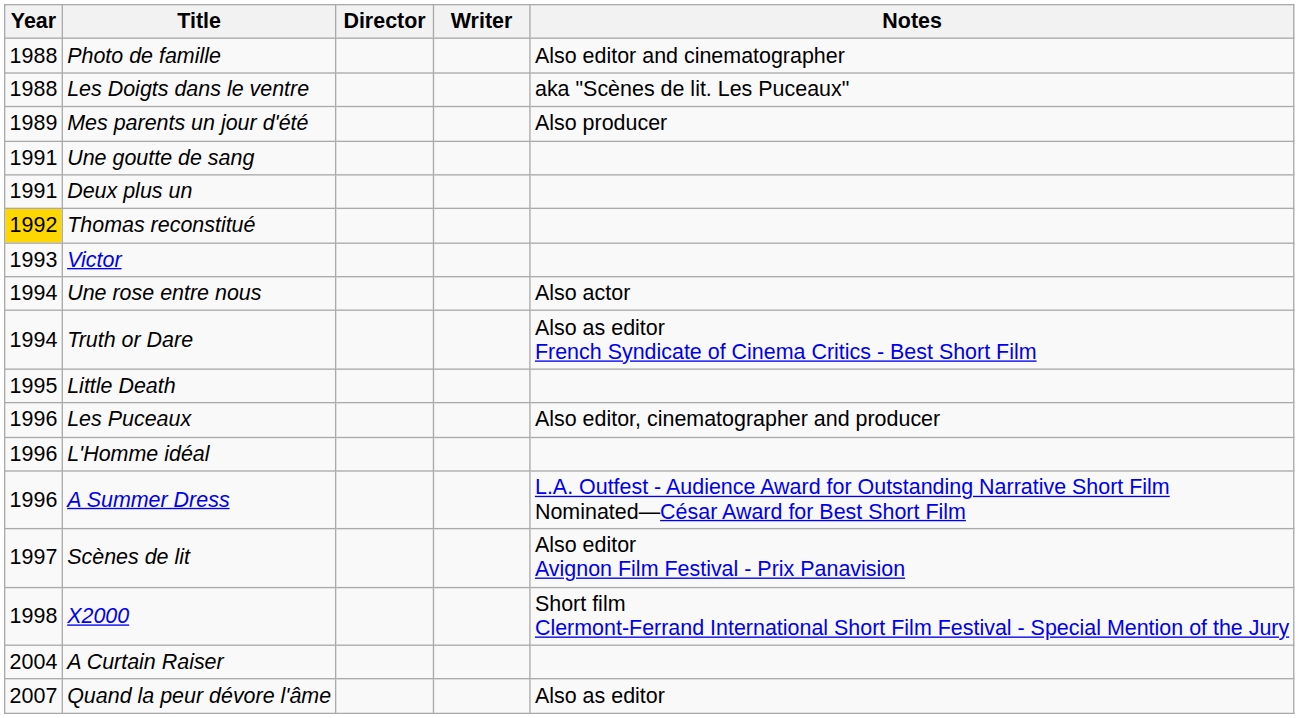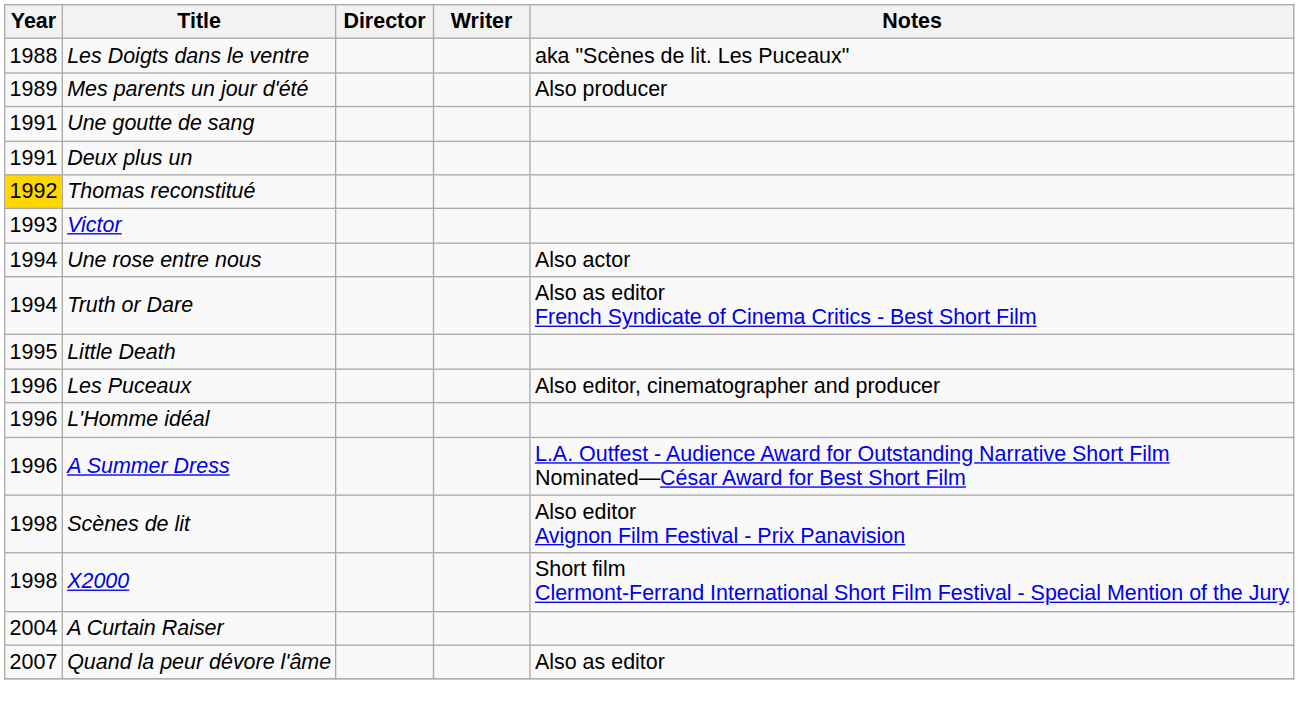- row: (144, 55)
(33, 557) 1997 -> (33, 523) 1998
